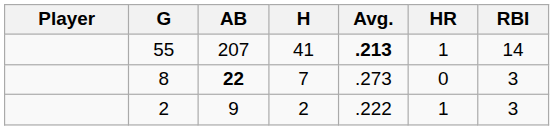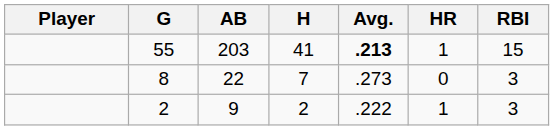(234, 49) 207 -> (234, 49) 203
(513, 49) 14 -> (513, 49) 15
(234, 79) bold -> (234, 79) normal
